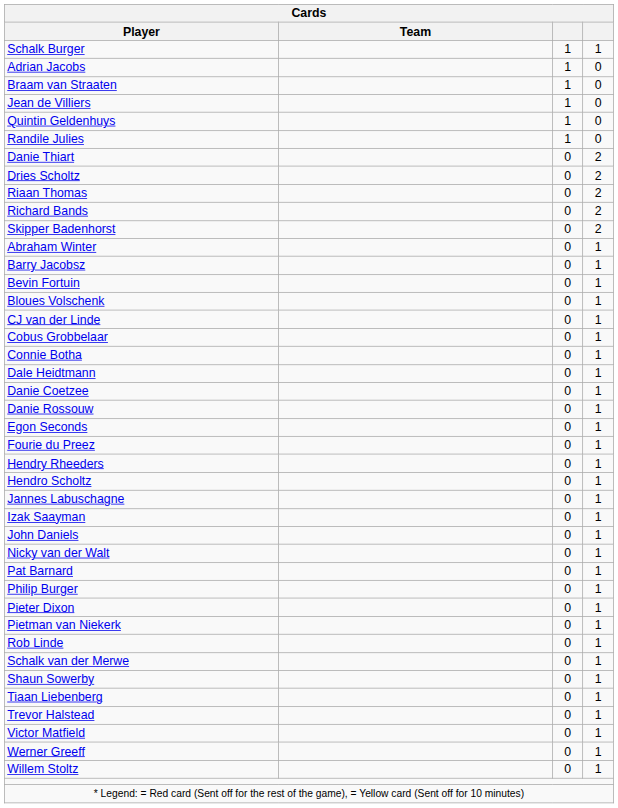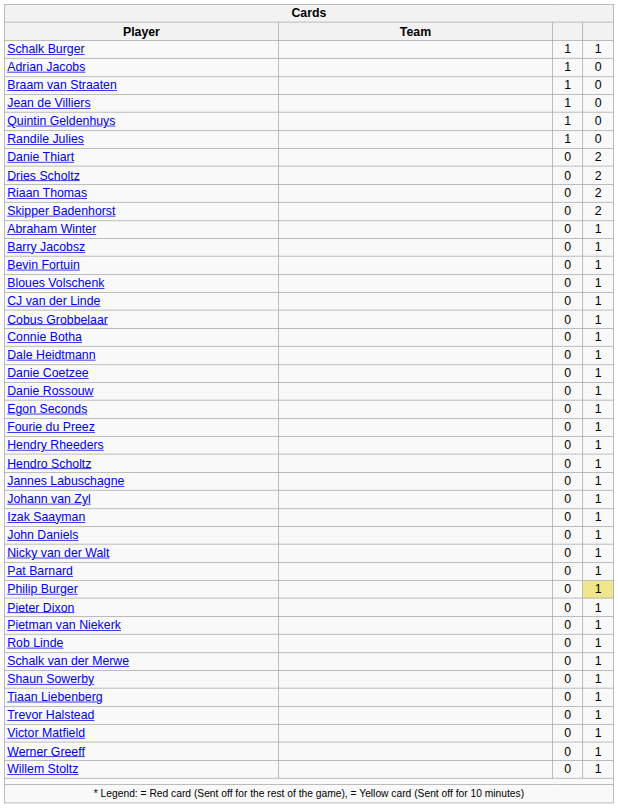- row: (48, 211)
+ row: (49, 499)
(598, 589) no background -> (598, 589) khaki background
